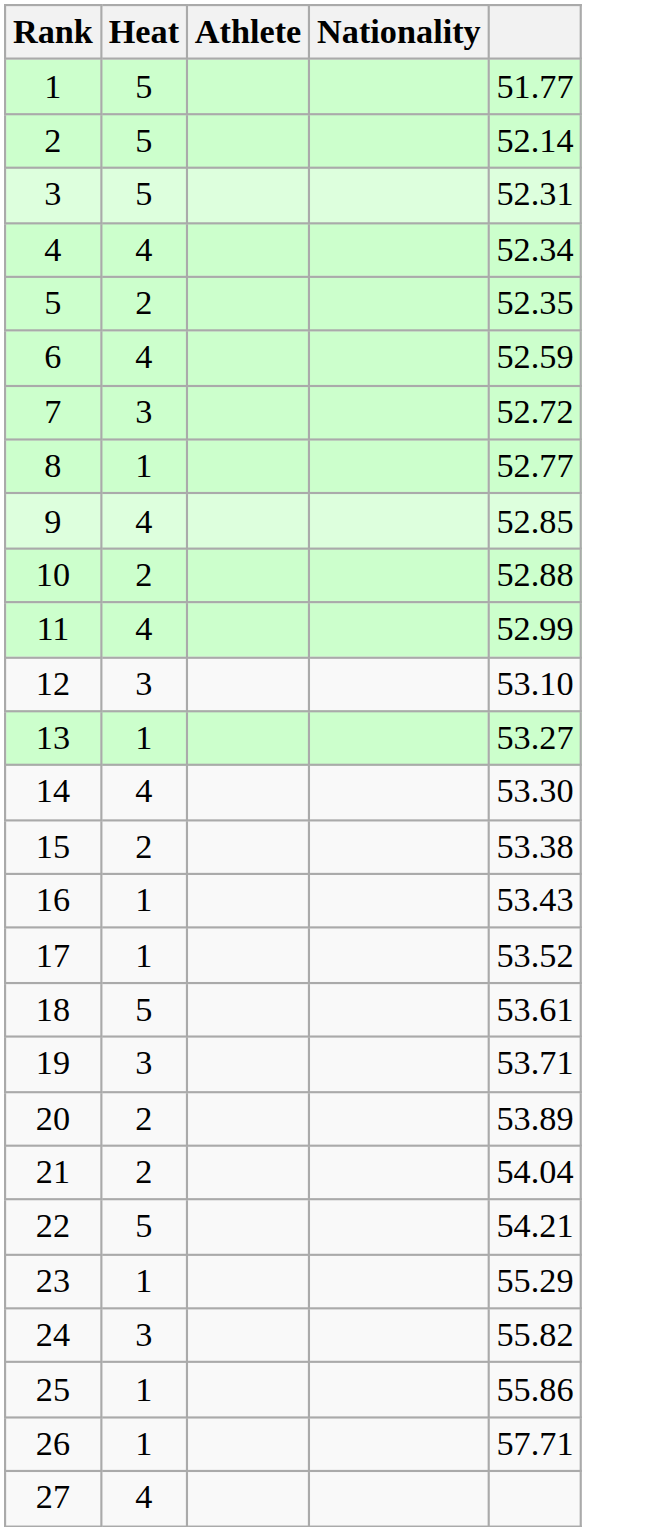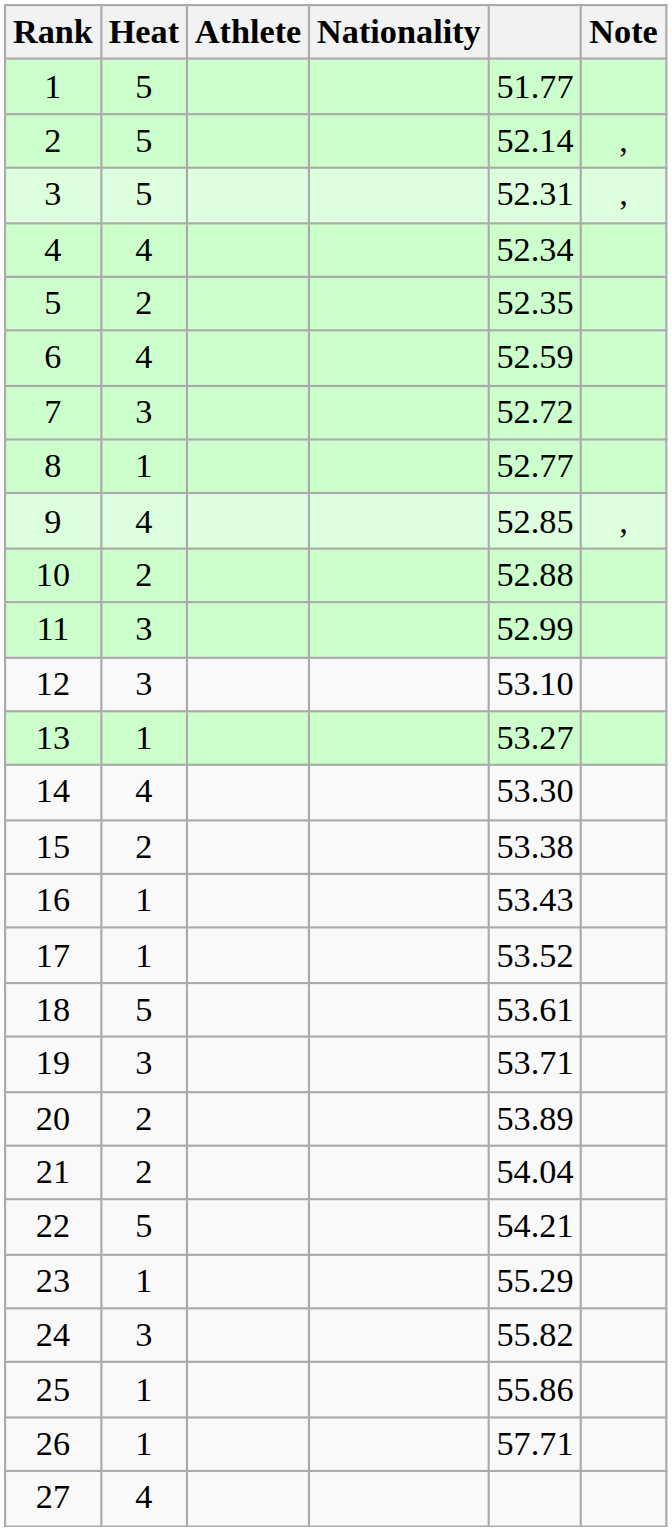+ column: (624, 31)
(144, 628) 4 -> (144, 628) 3
